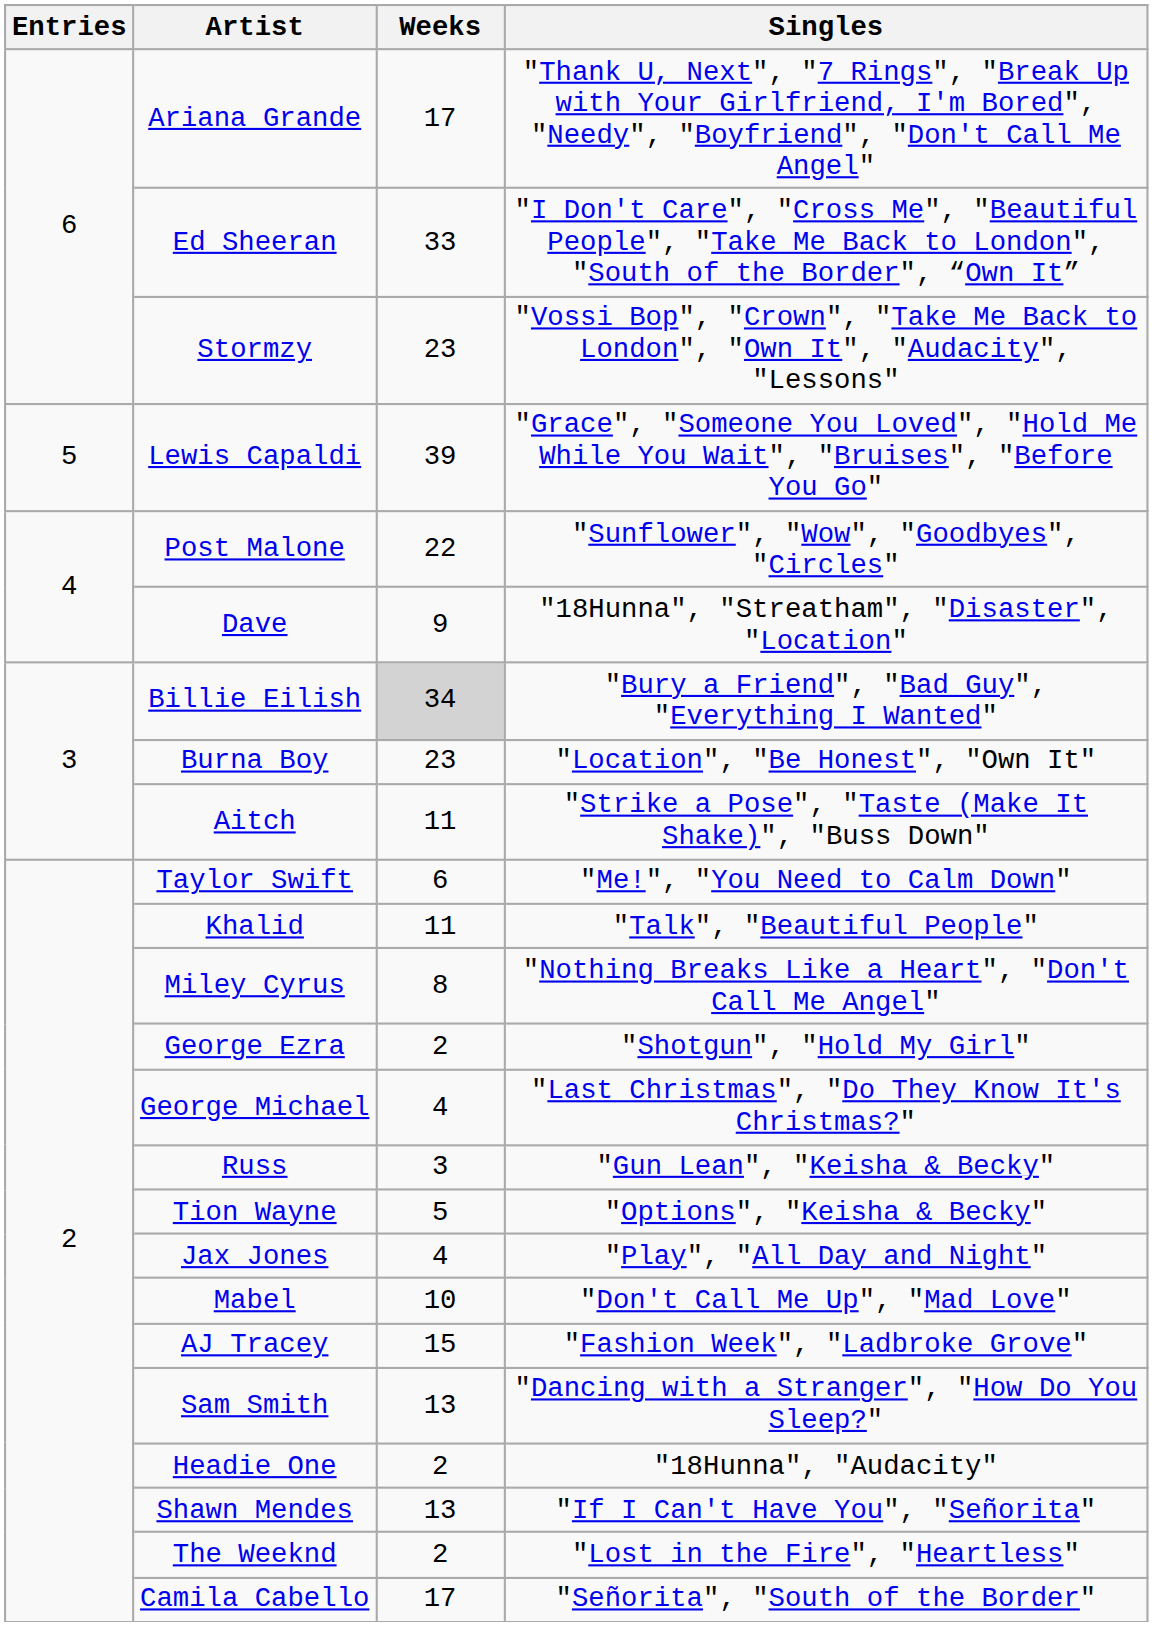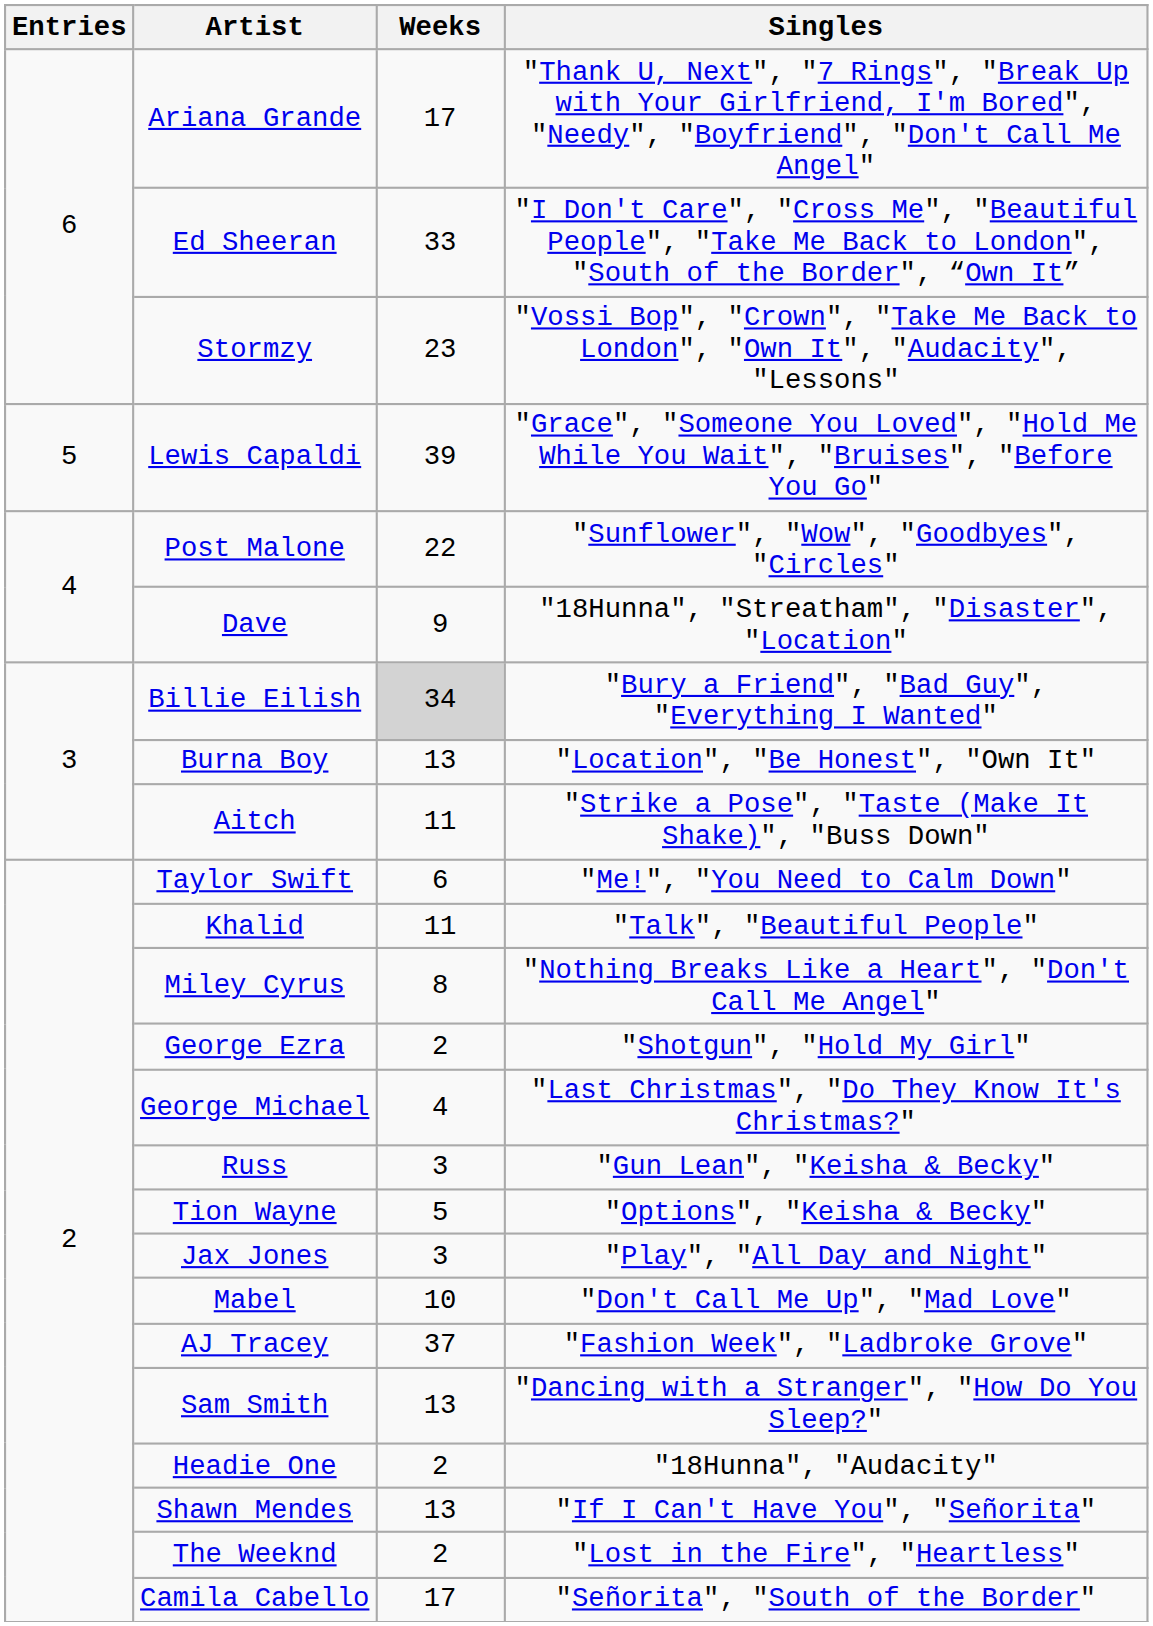(440, 761) 23 -> (440, 761) 13
(440, 1256) 4 -> (440, 1256) 3
(440, 1345) 15 -> (440, 1345) 37
